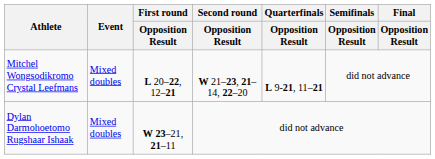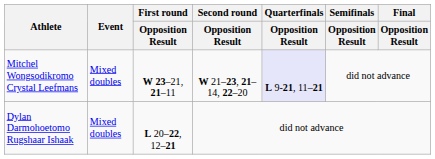(163, 88) L 20–22, 12–21 -> (163, 88) W 23–21, 21–11
(294, 88) no background -> (294, 88) lavender background
(163, 140) W 23–21, 21–11 -> (163, 140) L 20–22, 12–21
